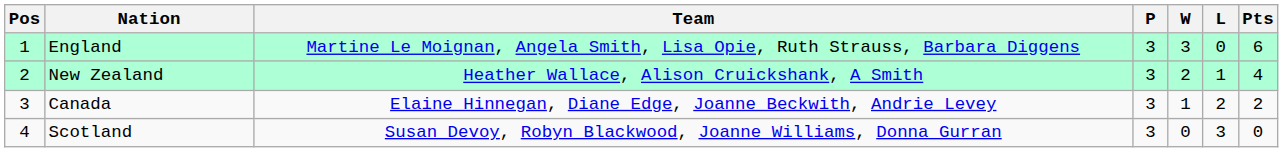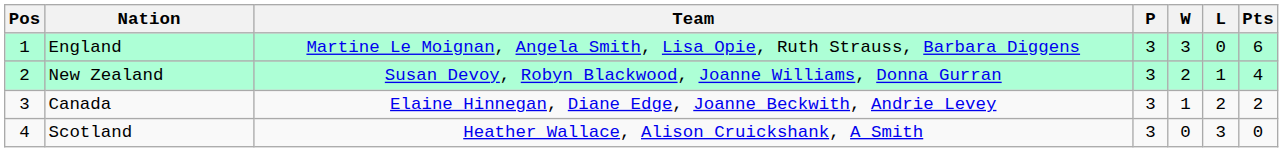(693, 76) Heather Wallace, Alison Cruickshank, A Smith -> (693, 76) Susan Devoy, Robyn Blackwood, Joanne Williams, Donna Gurran
(693, 132) Susan Devoy, Robyn Blackwood, Joanne Williams, Donna Gurran -> (693, 132) Heather Wallace, Alison Cruickshank, A Smith
